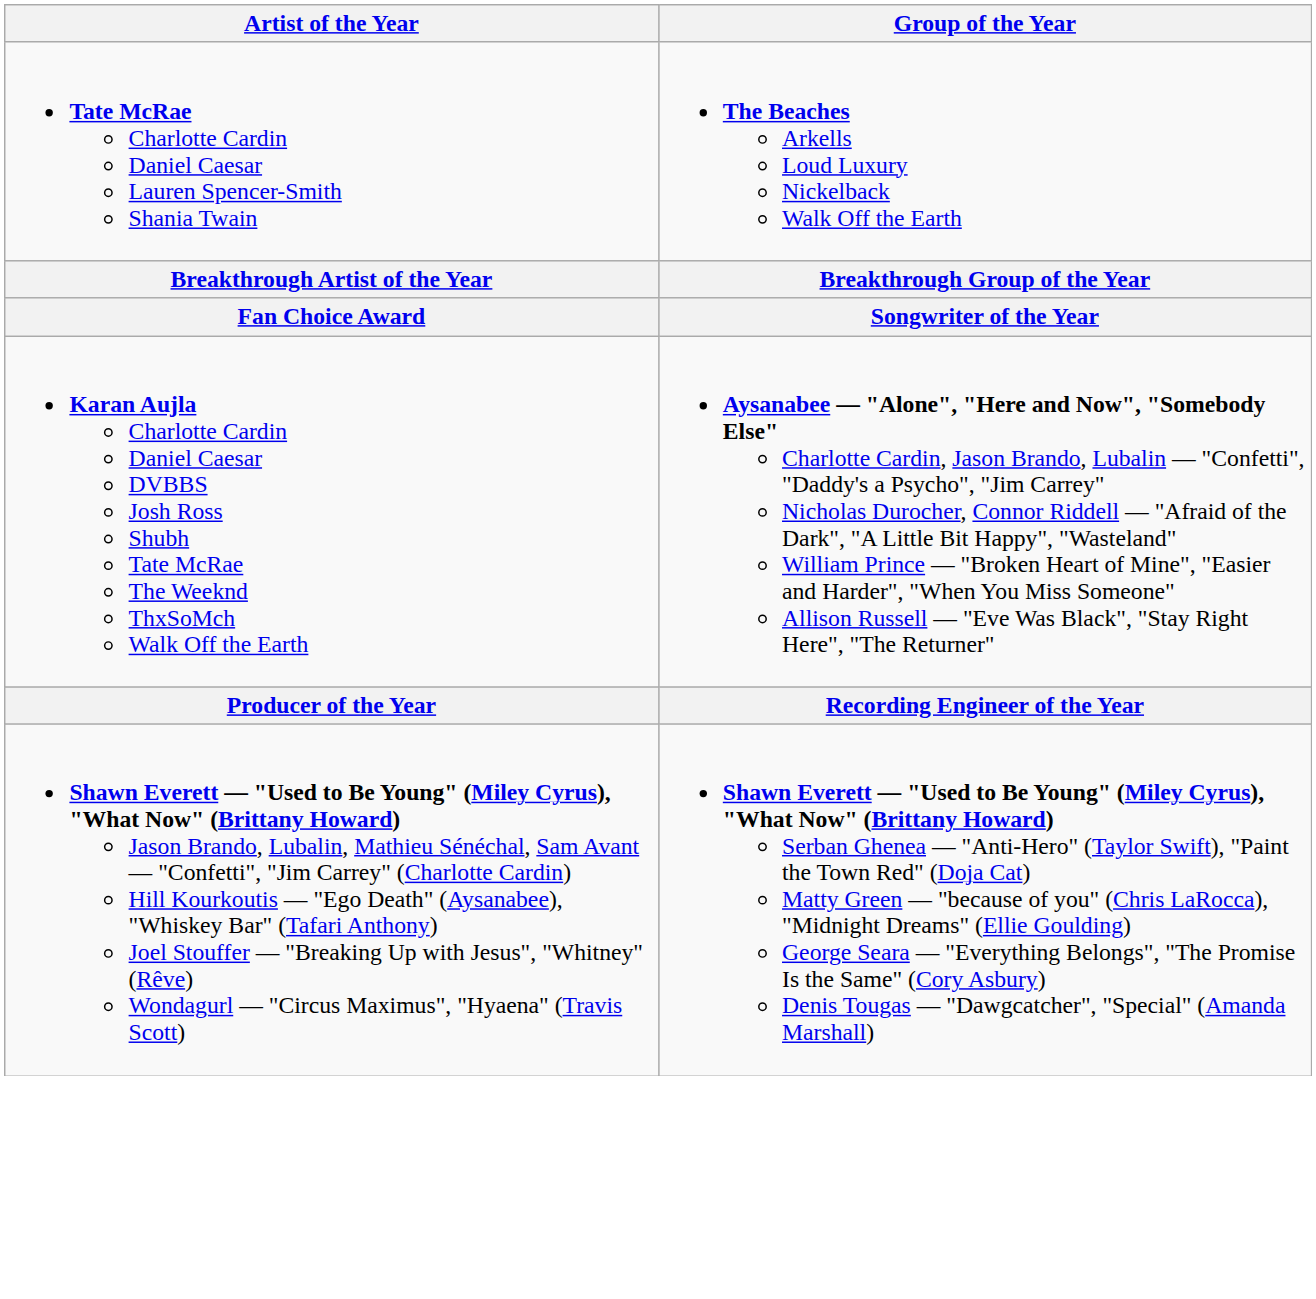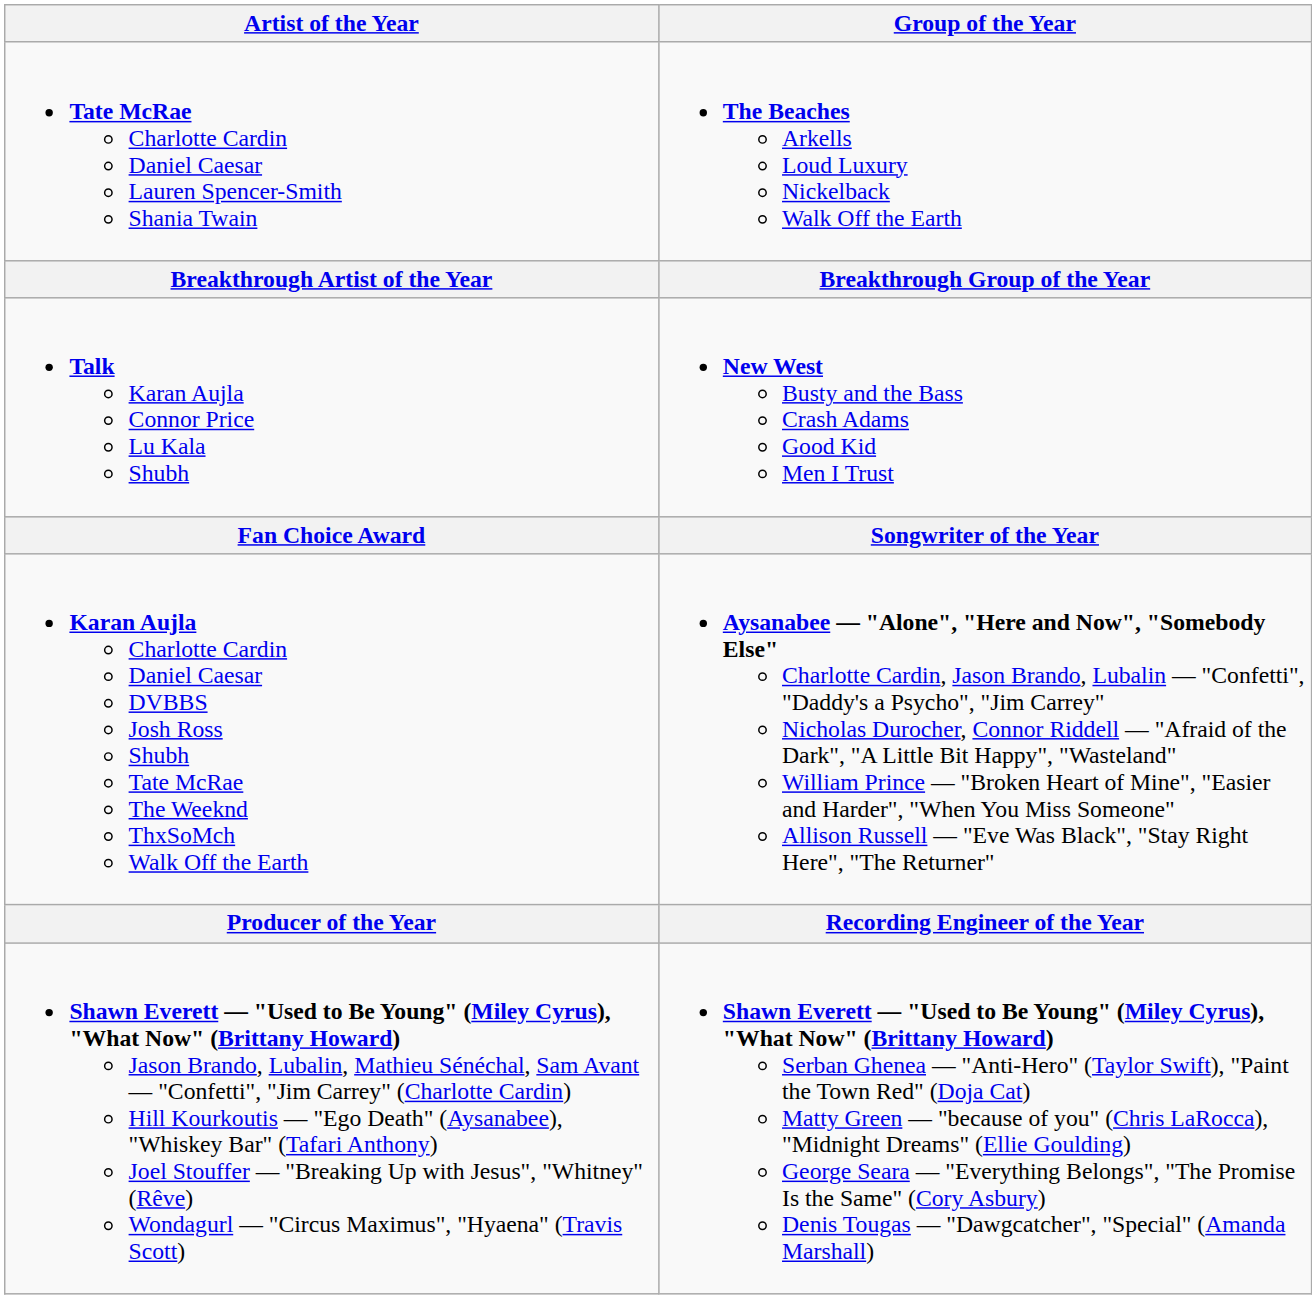+ row: (331, 420)
